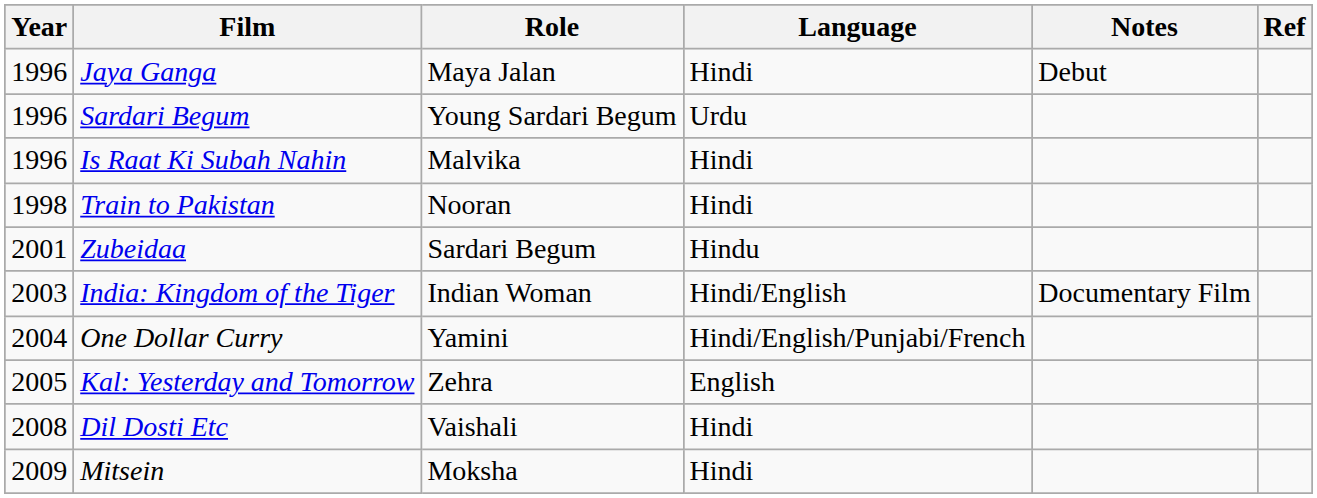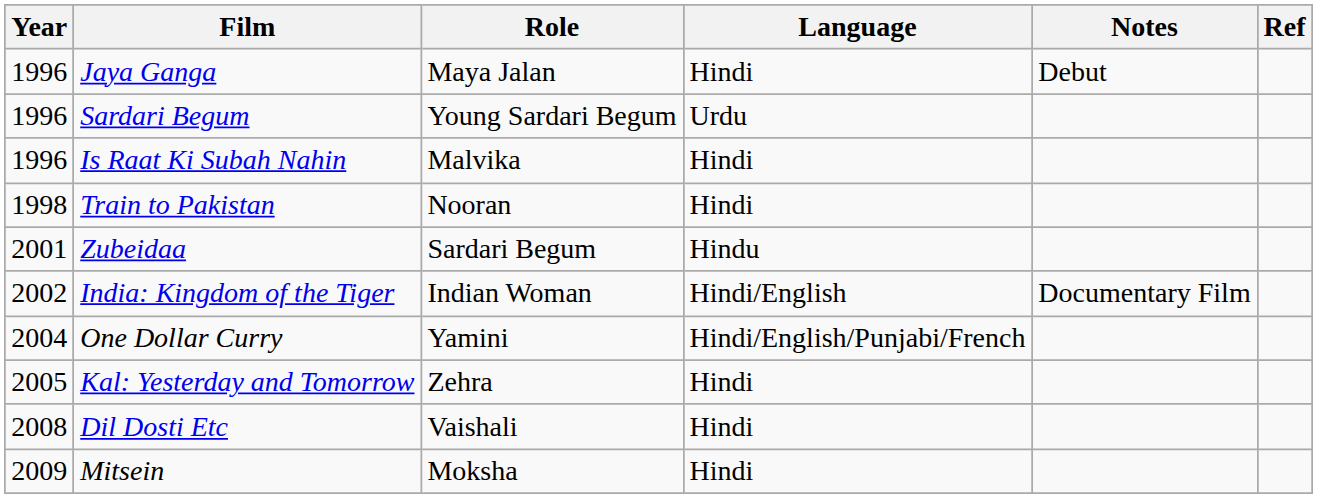(39, 293) 2003 -> (39, 293) 2002
(732, 381) English -> (721, 381) Hindi
